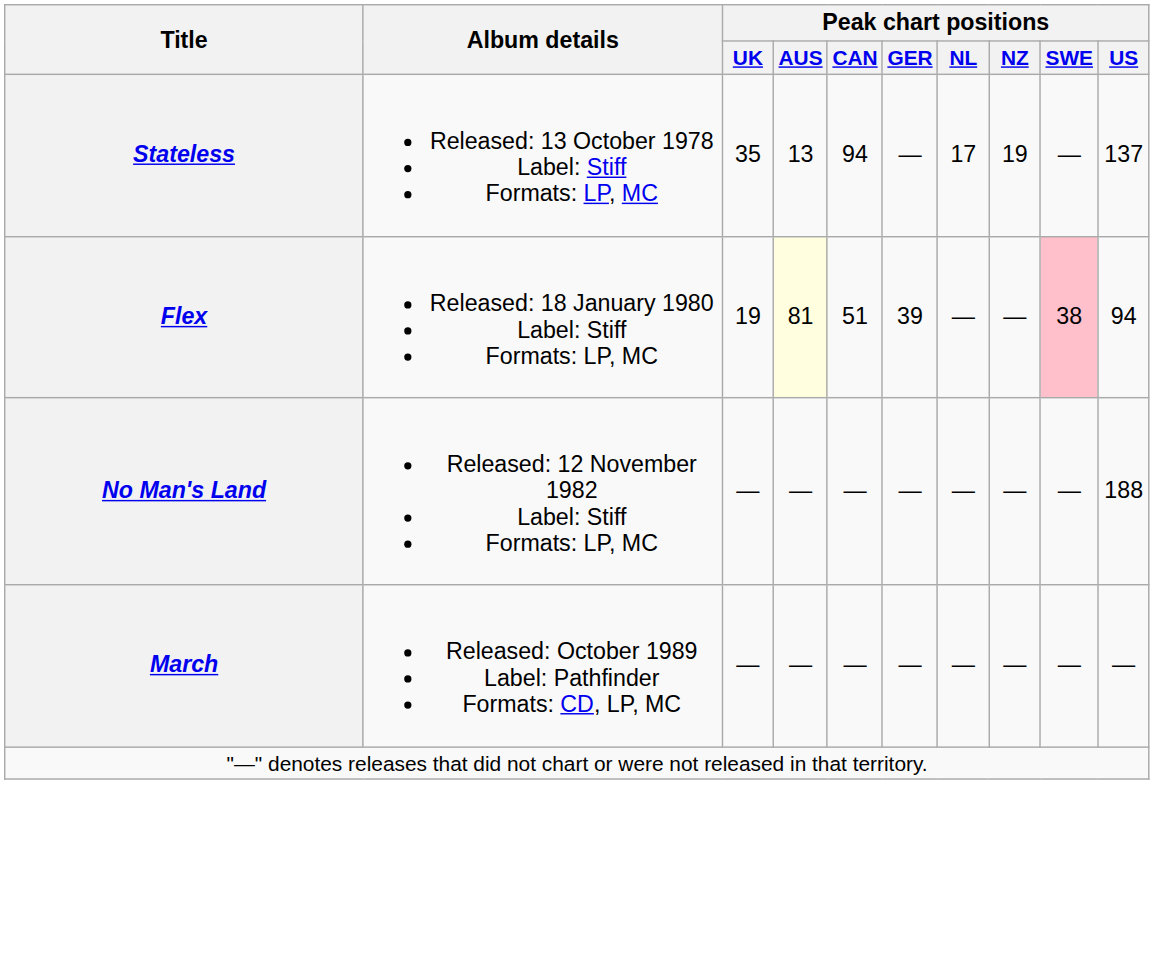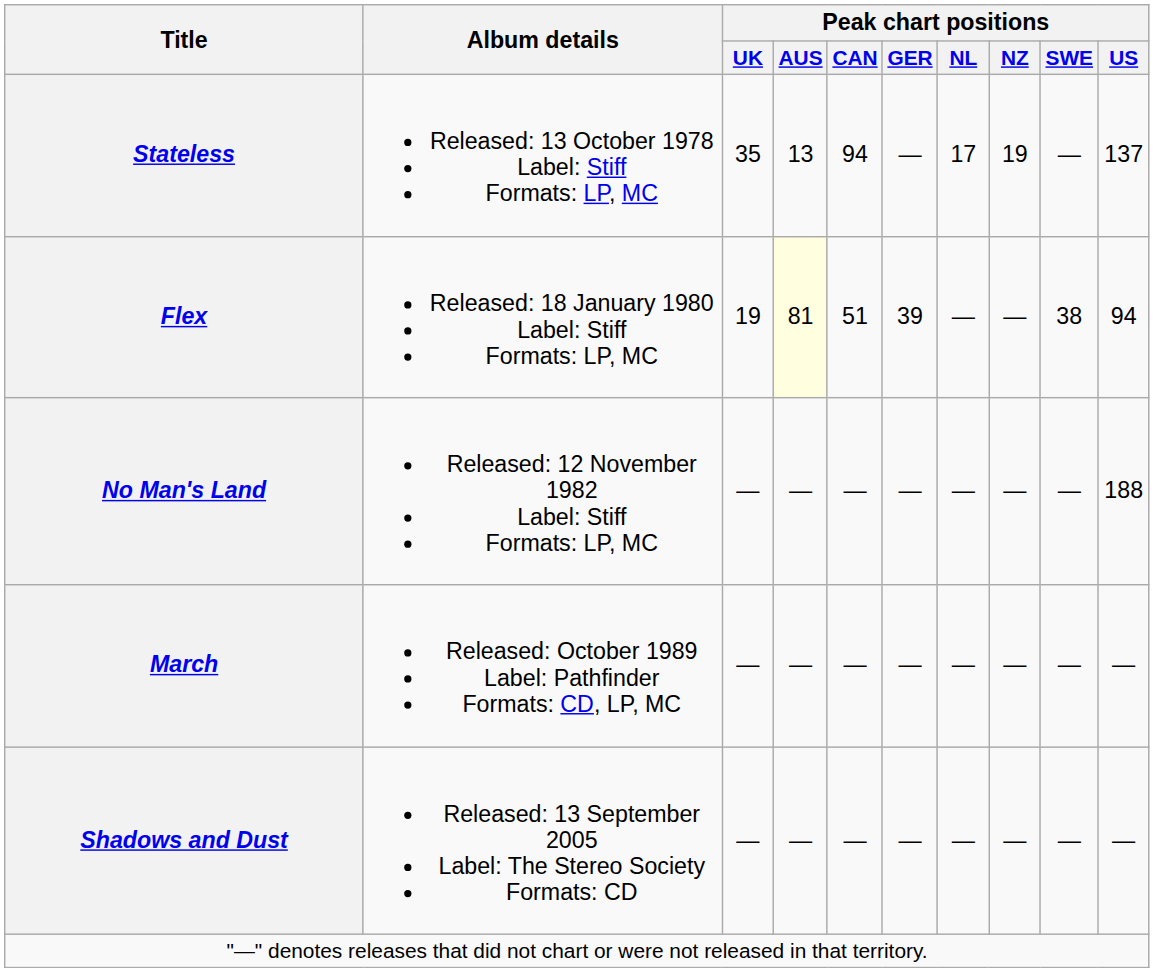(1069, 316) pink background -> (1069, 316) no background
+ row: (184, 840)
